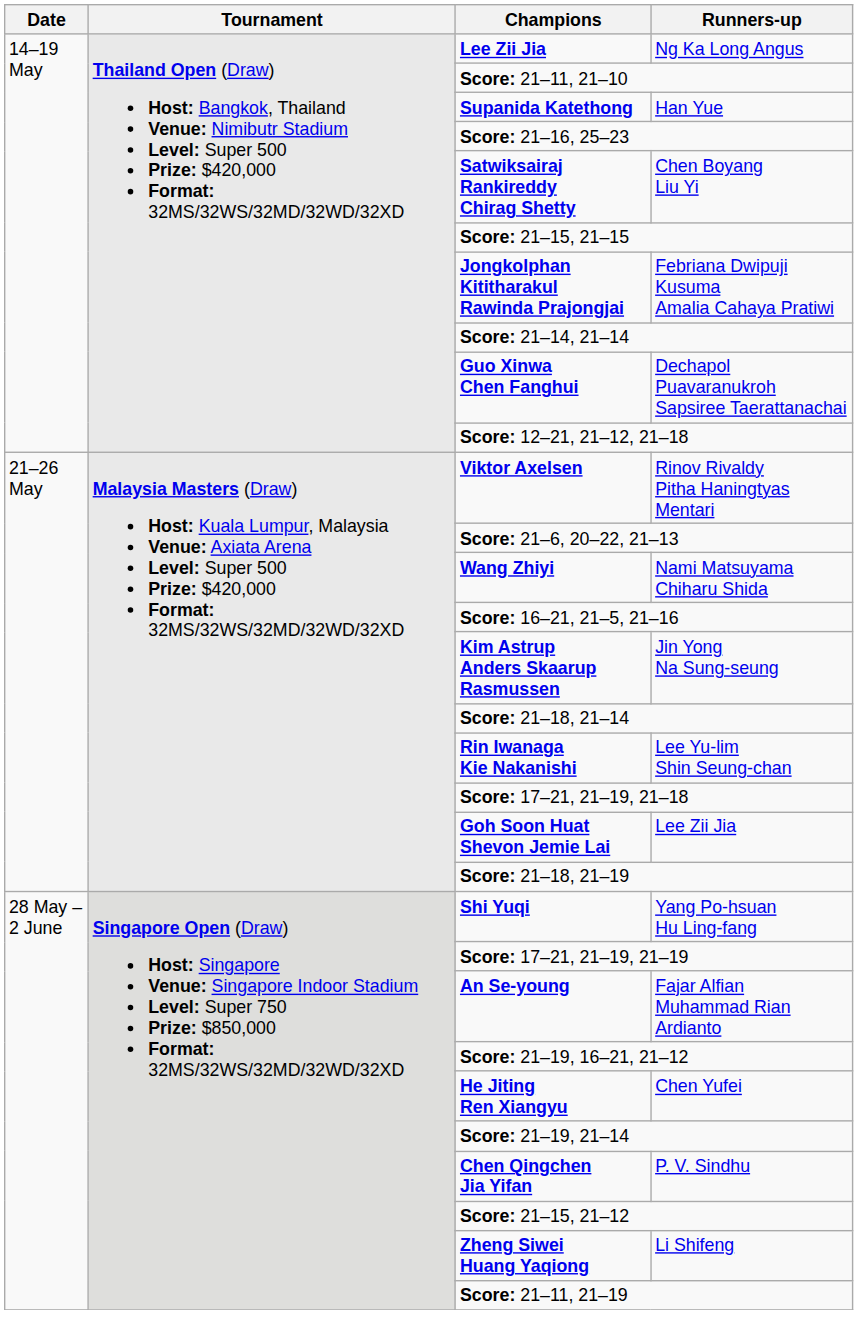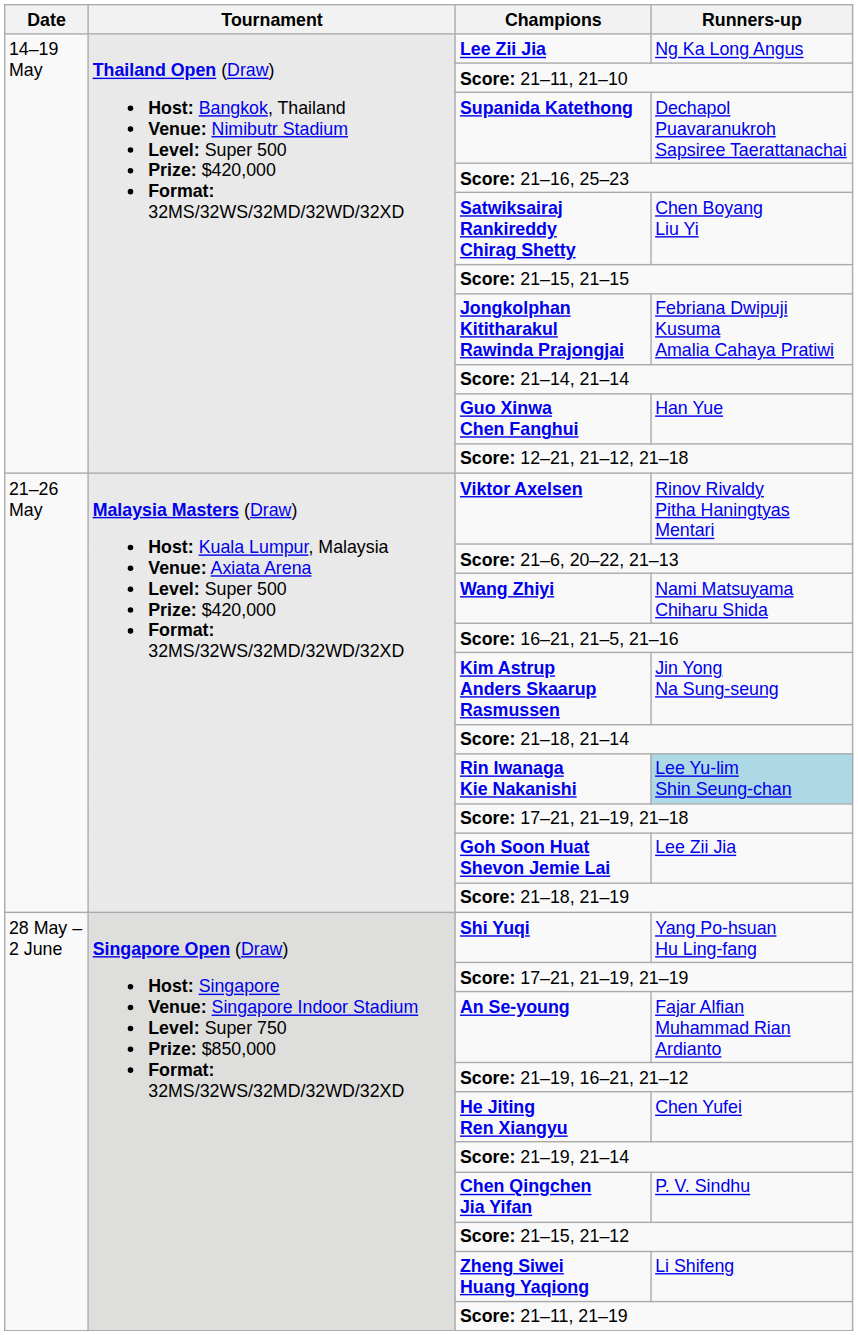(689, 107) Han Yue -> (751, 128) Dechapol Puavaranukroh Sapsiree Taerattanachai
(751, 387) Dechapol Puavaranukroh Sapsiree Taerattanachai -> (689, 408) Han Yue
(723, 757) no background -> (723, 778) lightblue background
